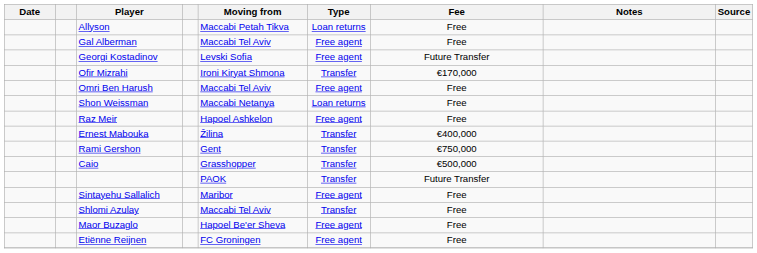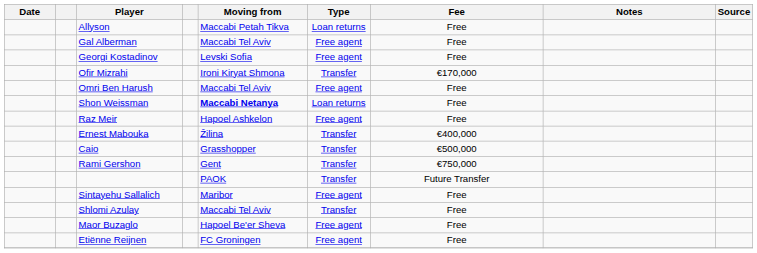(457, 57) Future Transfer -> (457, 57) Free
(237, 103) normal -> (239, 103) bold
rows swapped: (30, 164) <-> (30, 149)
